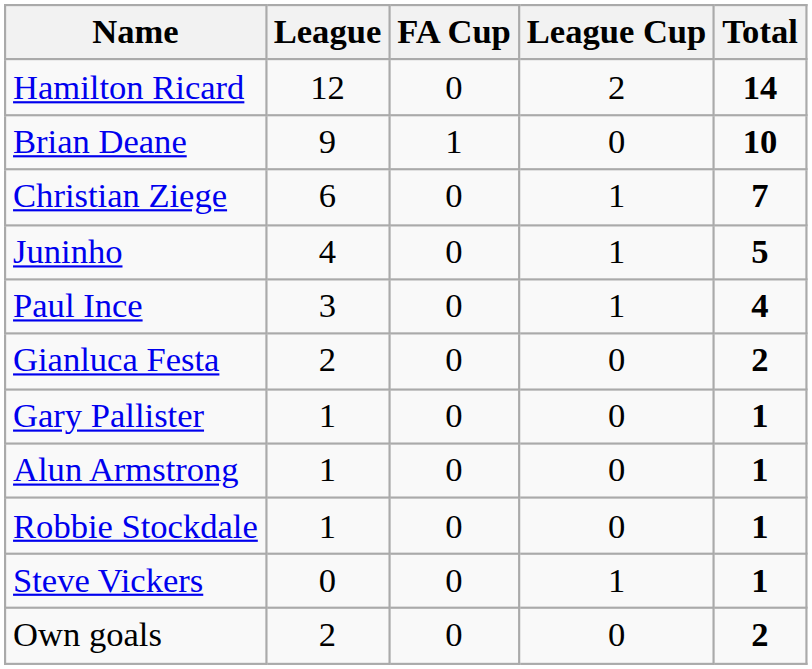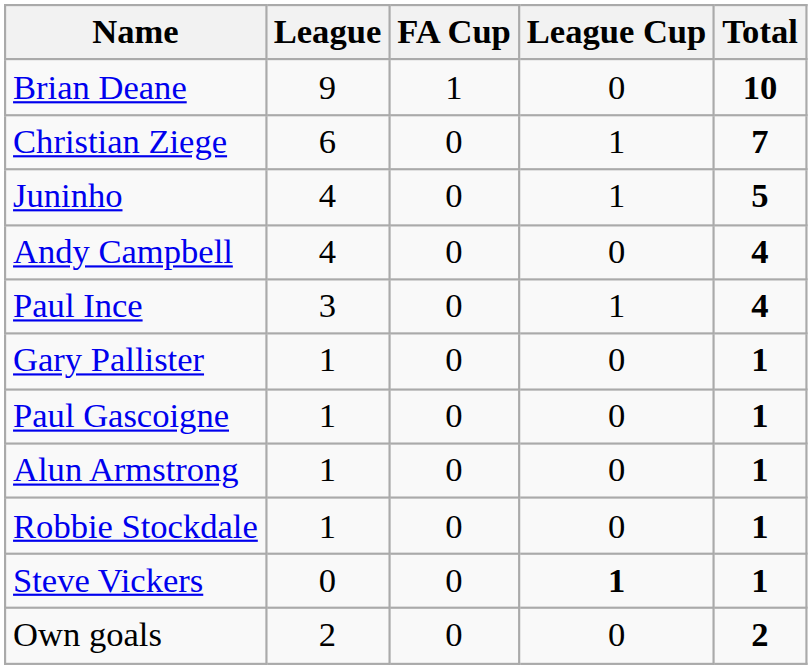- row: (129, 86)
+ row: (123, 251)
- row: (116, 360)
+ row: (121, 415)
(617, 580) normal -> (617, 580) bold
